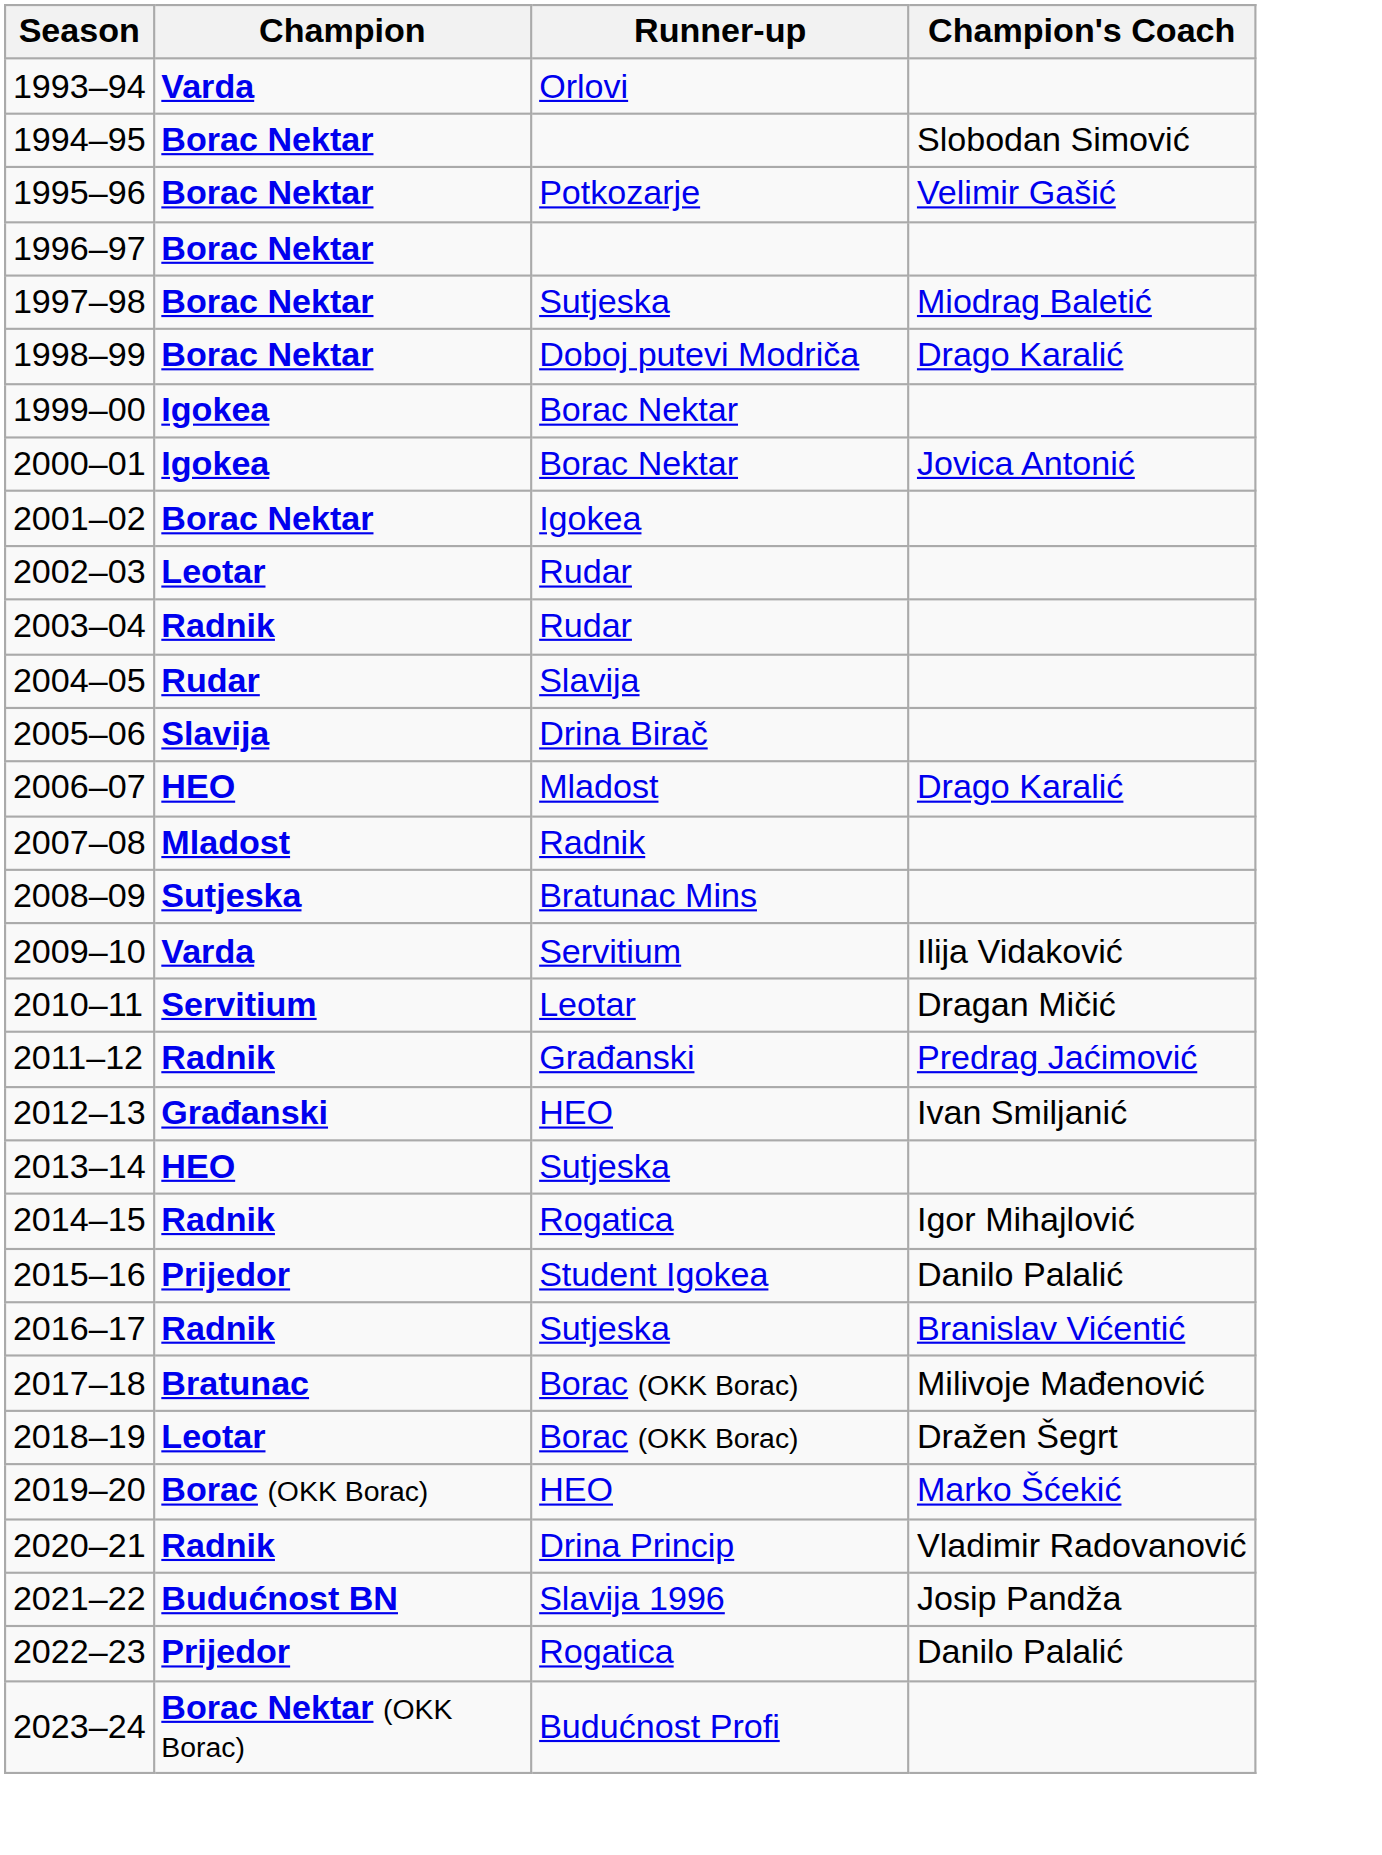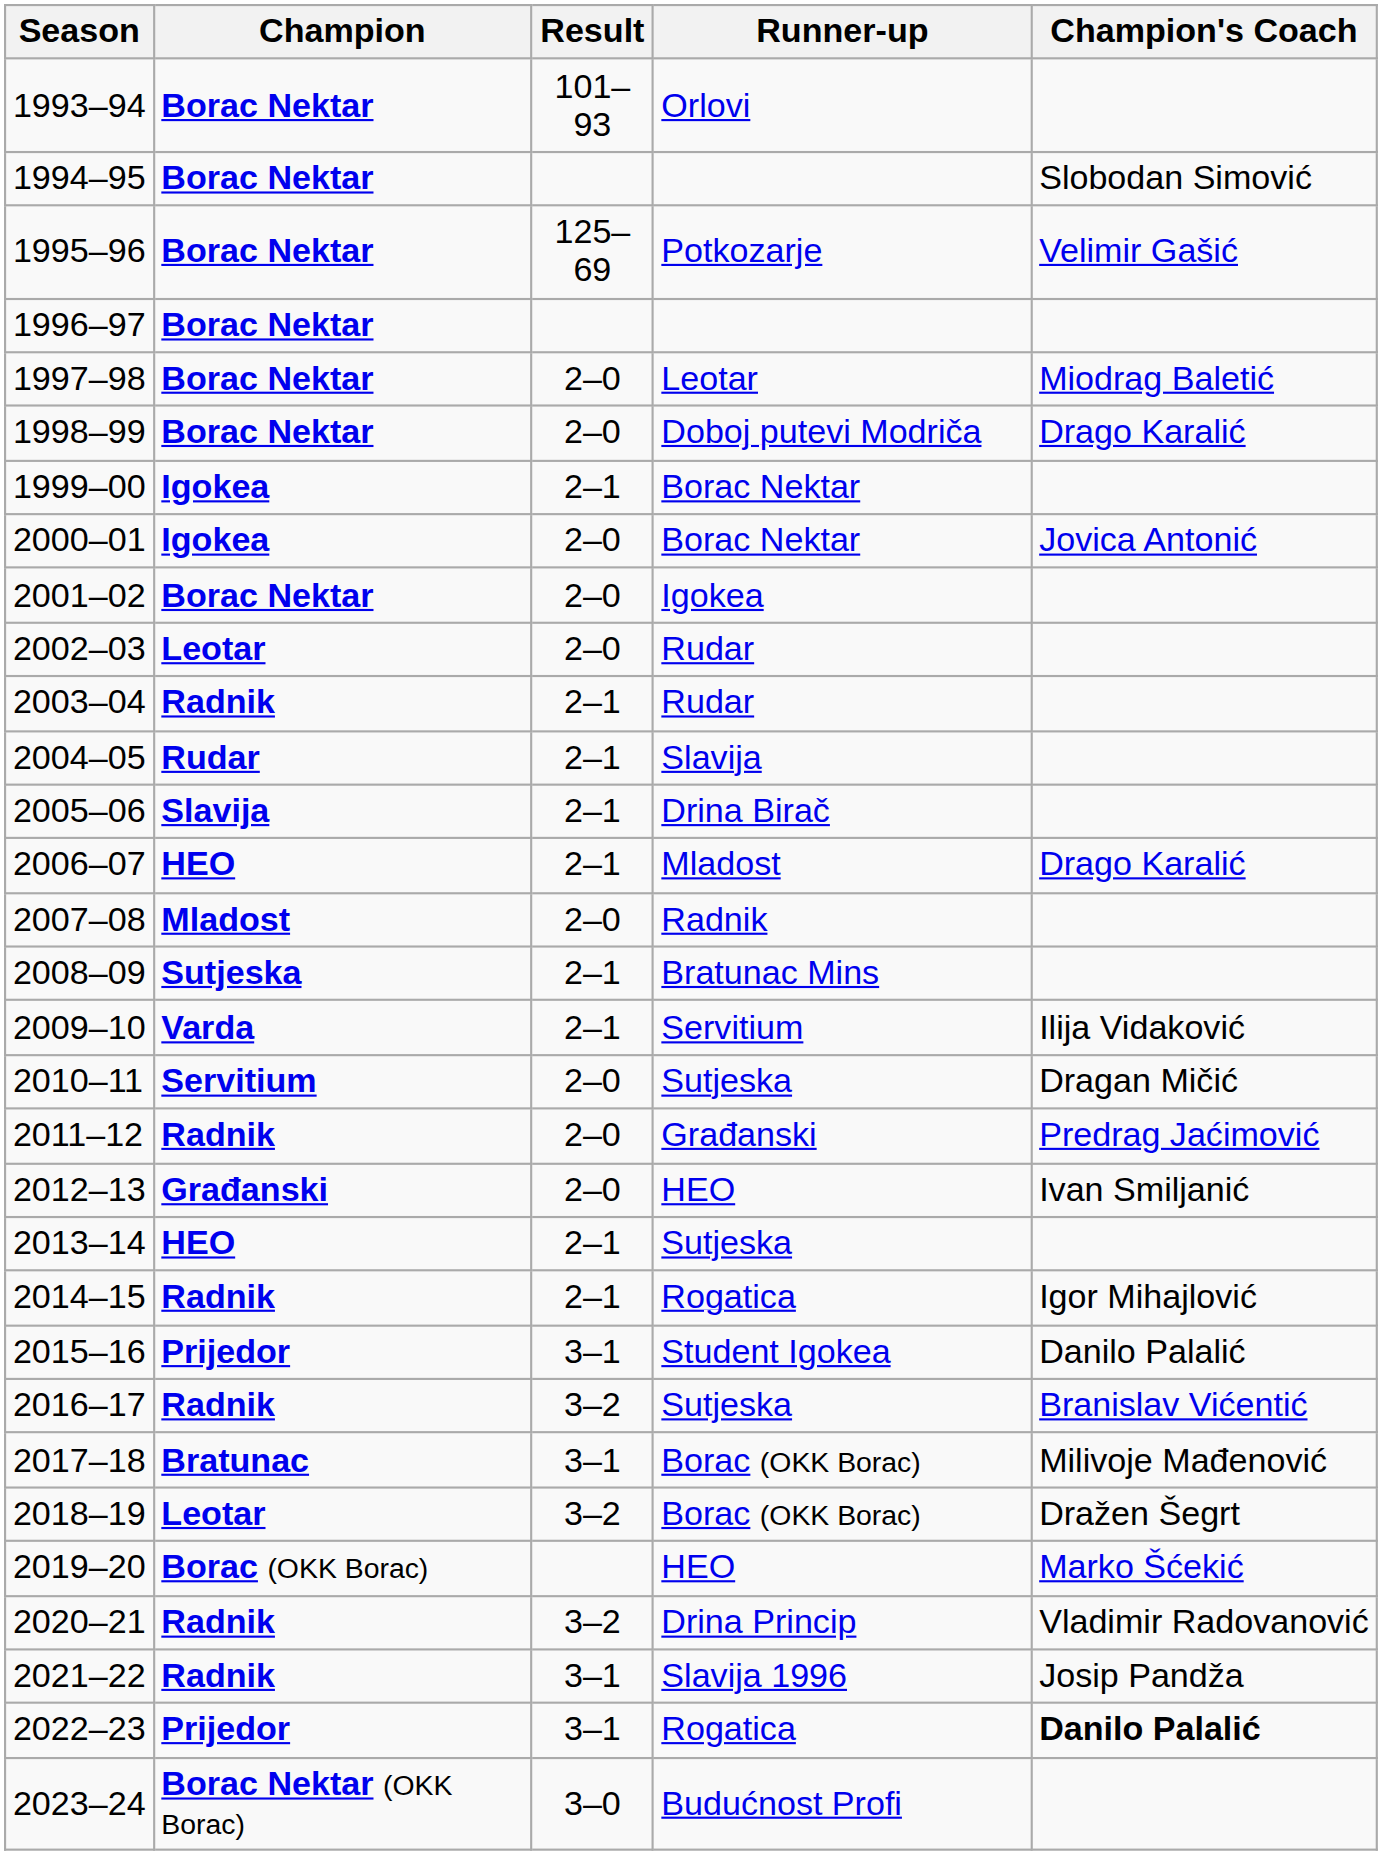+ column: (592, 31)
(208, 85) Varda -> (267, 104) Borac Nektar
(604, 301) Sutjeska -> (710, 378) Leotar
(587, 1004) Leotar -> (727, 1081) Sutjeska
(280, 1598) Budućnost BN -> (218, 1675) Radnik
(1020, 1652) normal -> (1150, 1729) bold
